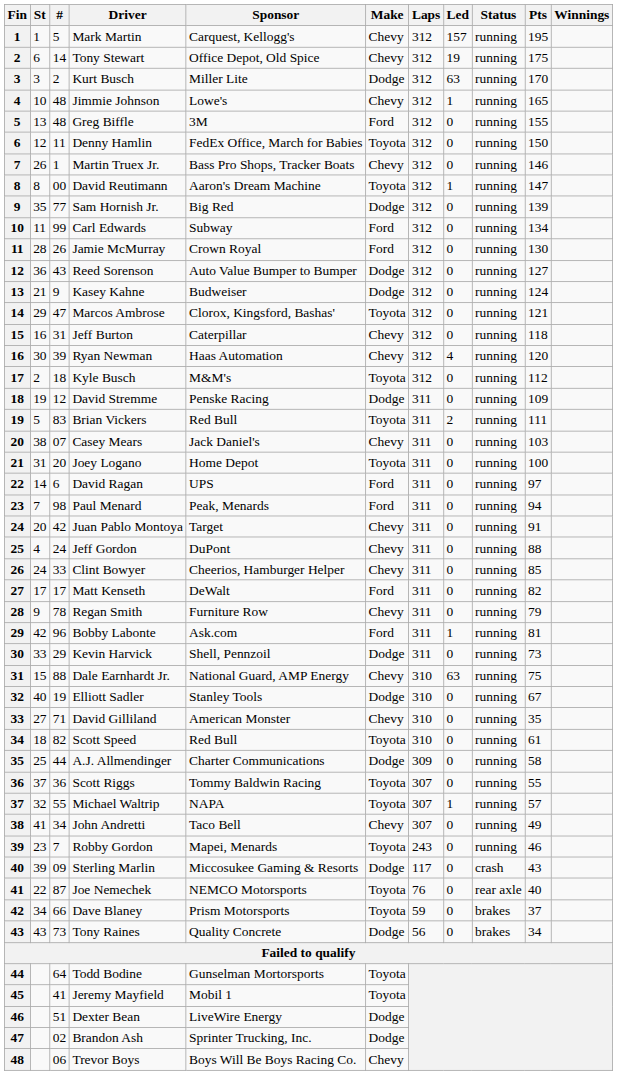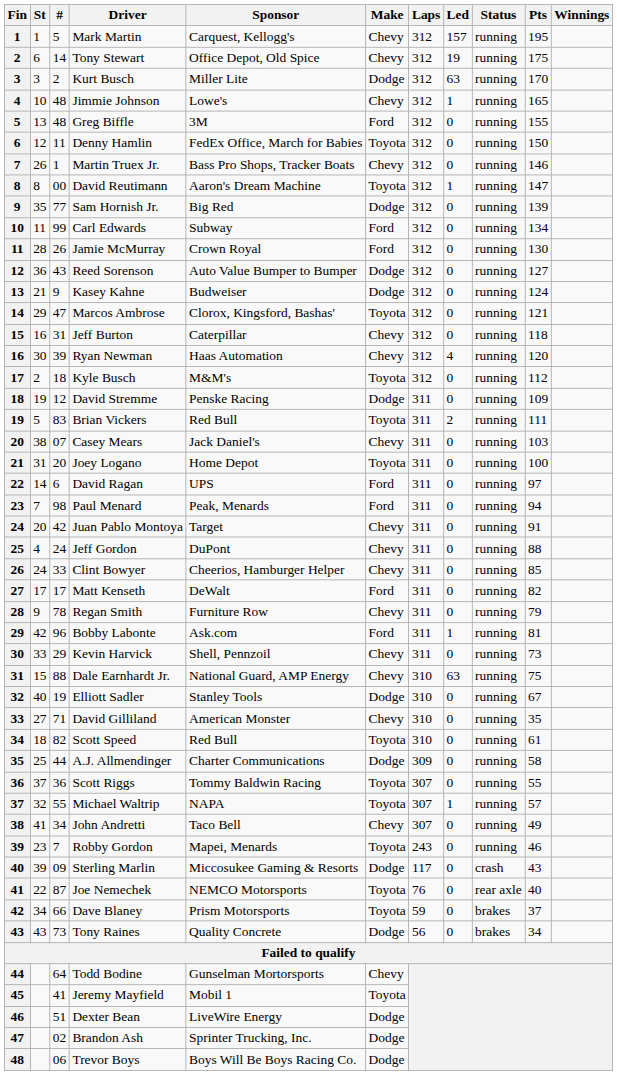(387, 654) Dodge -> (386, 654) Chevy
(387, 974) Toyota -> (386, 974) Chevy
(386, 1059) Chevy -> (387, 1059) Dodge
